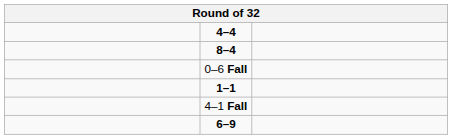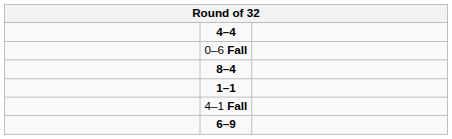rows swapped: (226, 50) <-> (226, 69)
